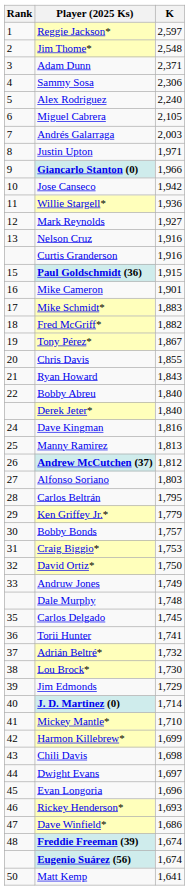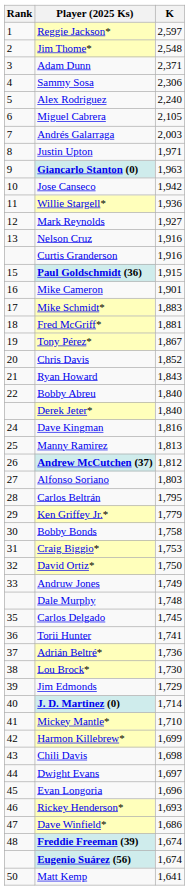(170, 169) 1,966 -> (170, 169) 1,963
(170, 324) 1,882 -> (170, 324) 1,881
(170, 359) 1,855 -> (170, 359) 1,852
(170, 531) 1,757 -> (170, 531) 1,758
(170, 652) 1,732 -> (170, 652) 1,736
